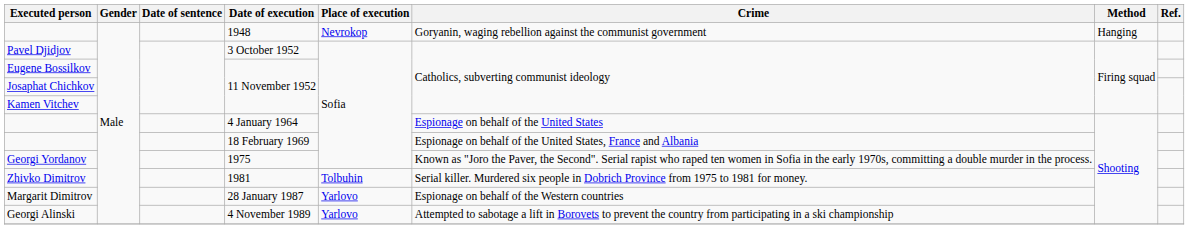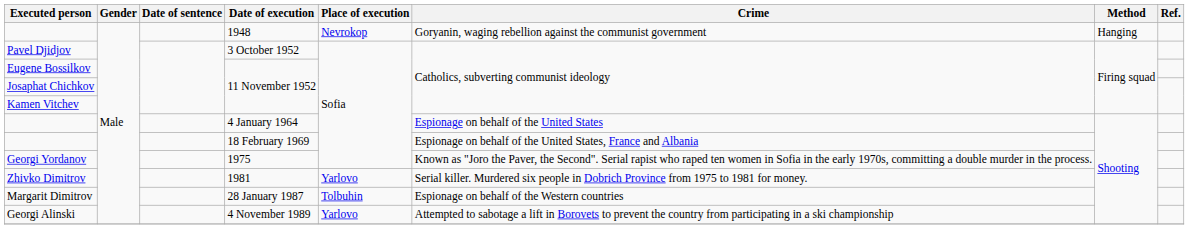(342, 178) Tolbuhin -> (340, 178) Yarlovo
(340, 196) Yarlovo -> (342, 196) Tolbuhin
